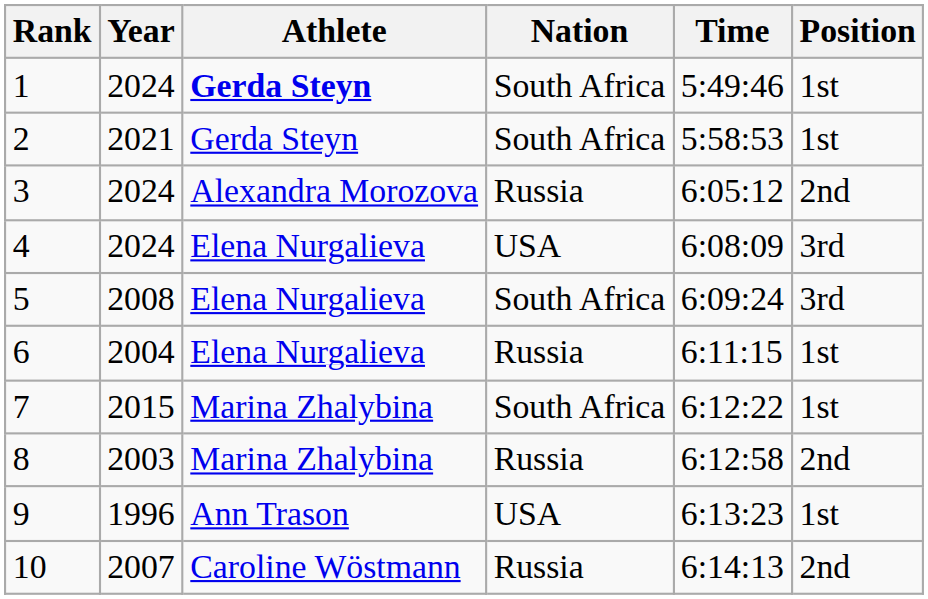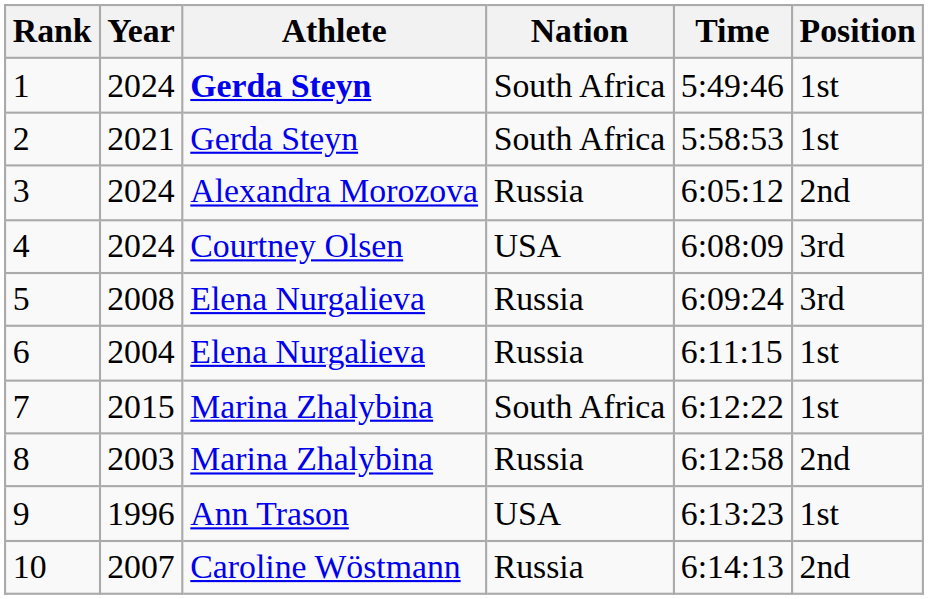(308, 245) Elena Nurgalieva -> (297, 245) Courtney Olsen
(579, 298) South Africa -> (539, 298) Russia
